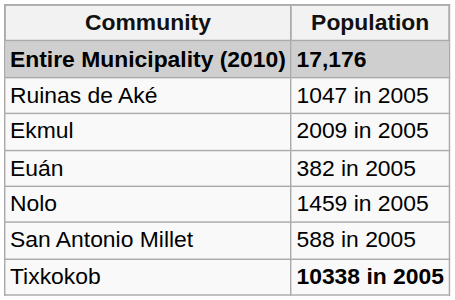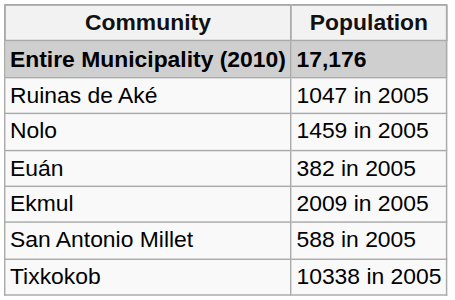rows swapped: (42, 131) <-> (34, 204)
(370, 276) bold -> (369, 276) normal
